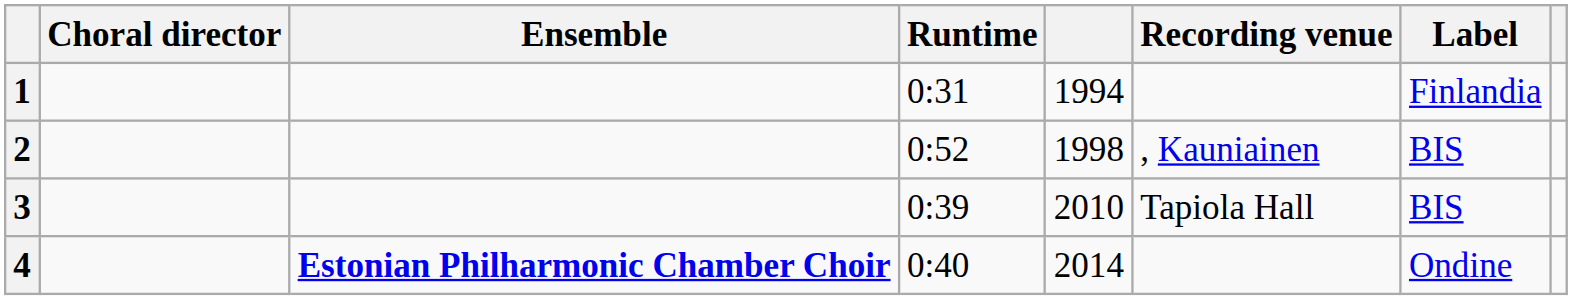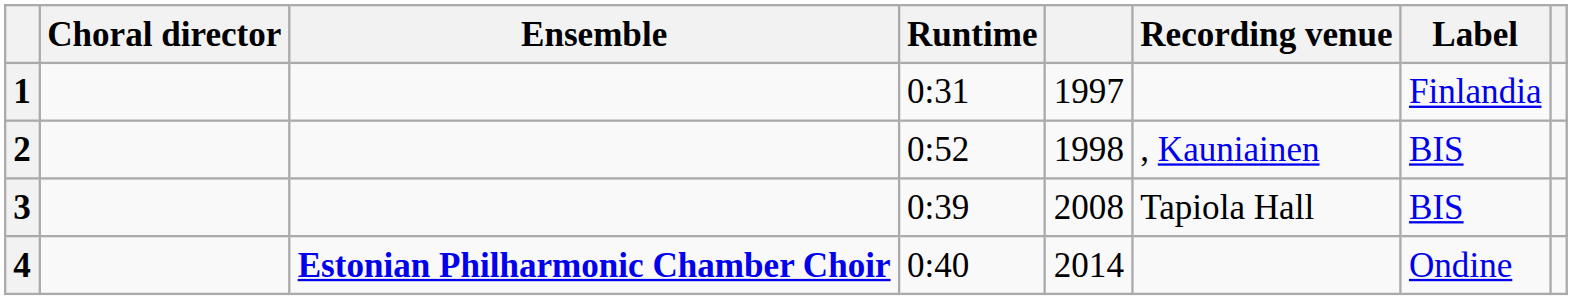(1089, 91) 1994 -> (1089, 91) 1997
(1089, 207) 2010 -> (1089, 207) 2008
